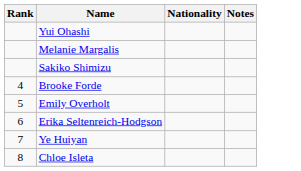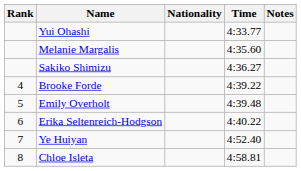+ column: (244, 13)
